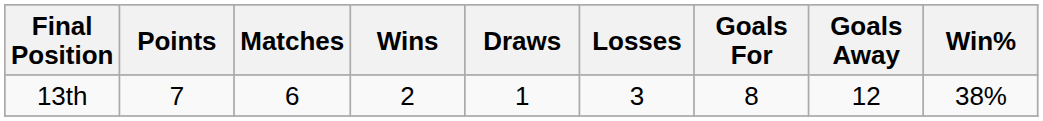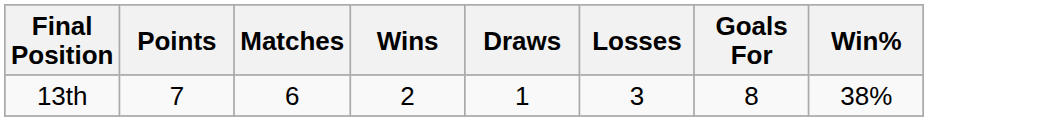- column: (866, 40)
